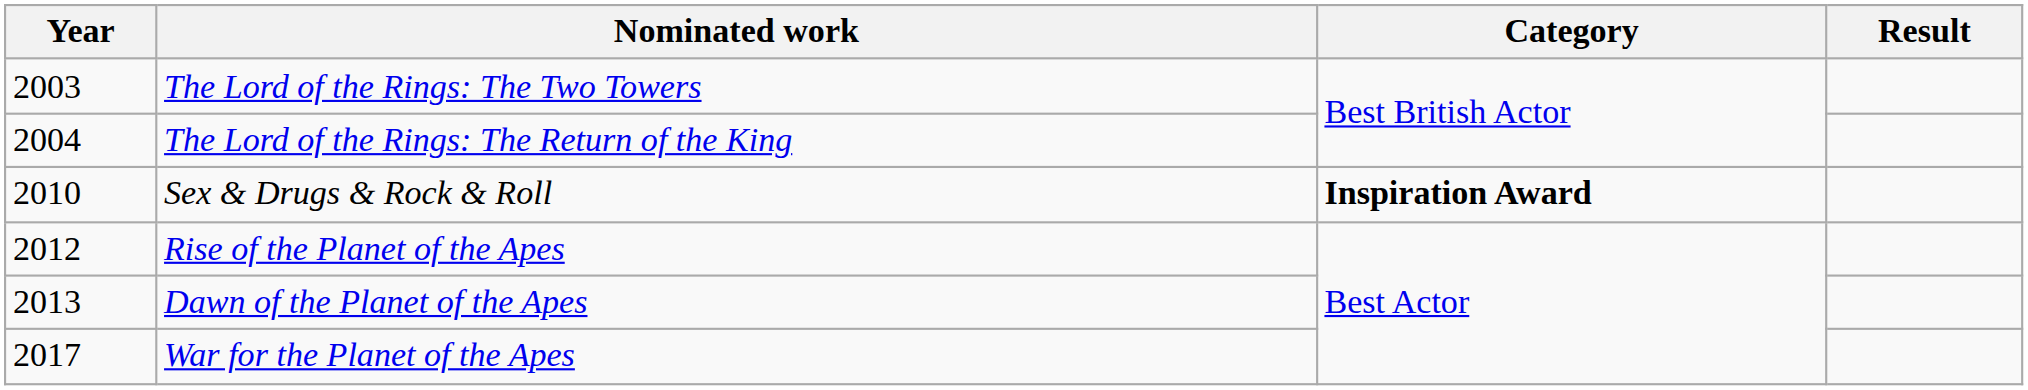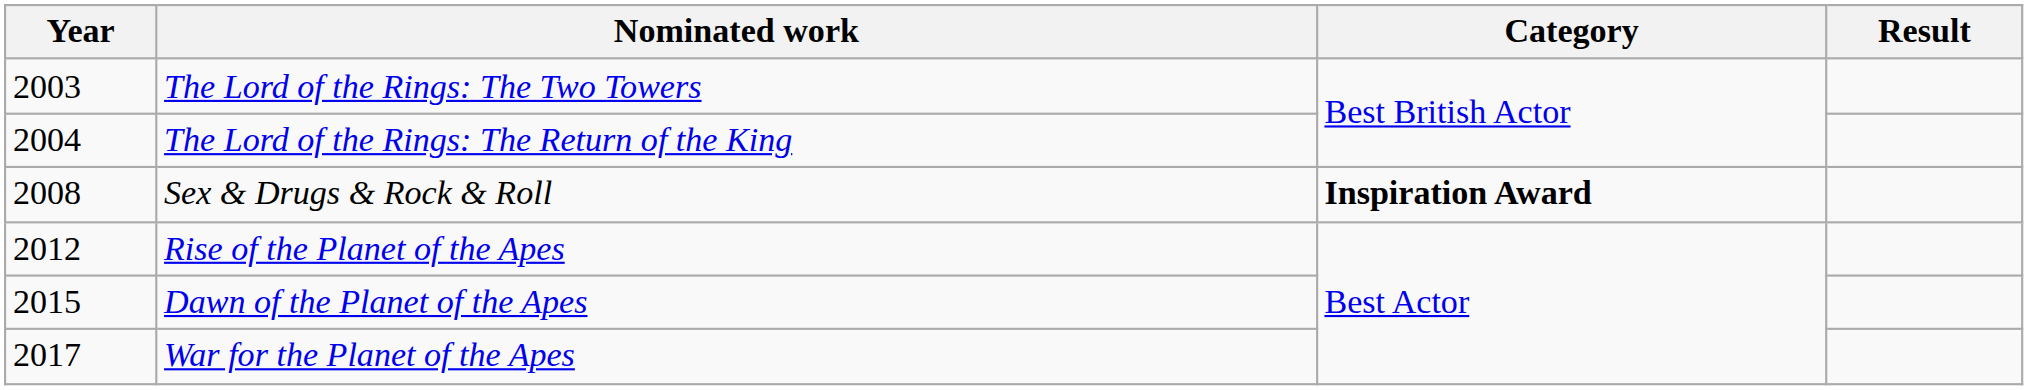(47, 193) 2010 -> (47, 193) 2008
(47, 301) 2013 -> (47, 301) 2015
